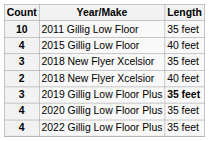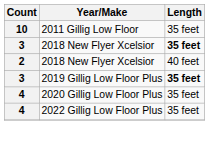- row: (22, 45)
(183, 62) normal -> (184, 45) bold
